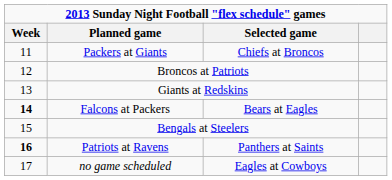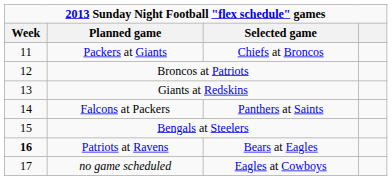(26, 109) bold -> (26, 109) normal
(281, 109) Bears at Eagles -> (281, 109) Panthers at Saints
(281, 147) Panthers at Saints -> (281, 147) Bears at Eagles
